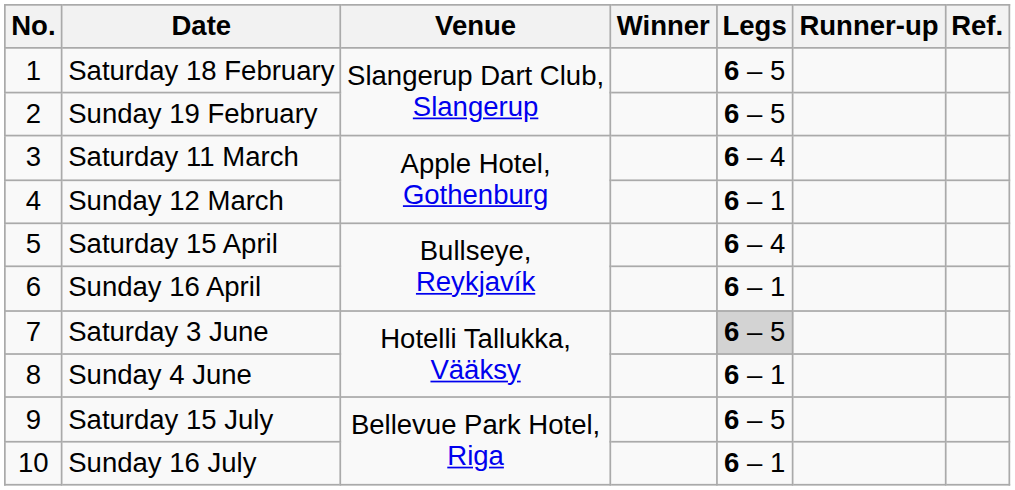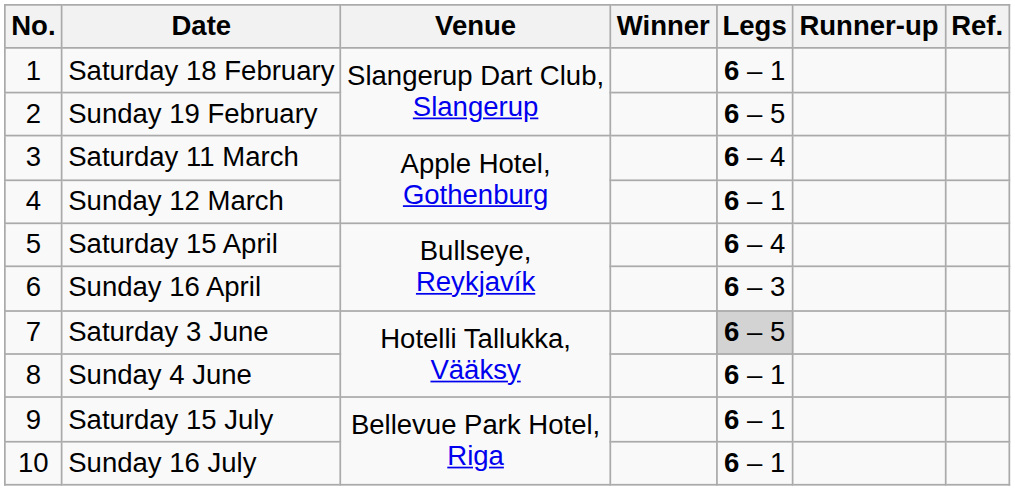(755, 69) 6 – 5 -> (755, 69) 6 – 1
(755, 288) 6 – 1 -> (755, 288) 6 – 3
(755, 419) 6 – 5 -> (755, 419) 6 – 1
